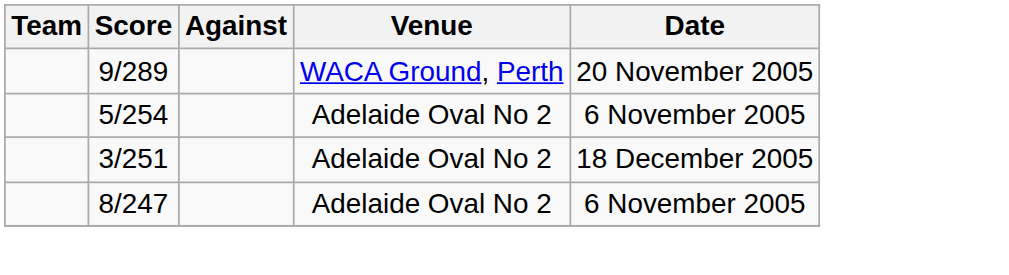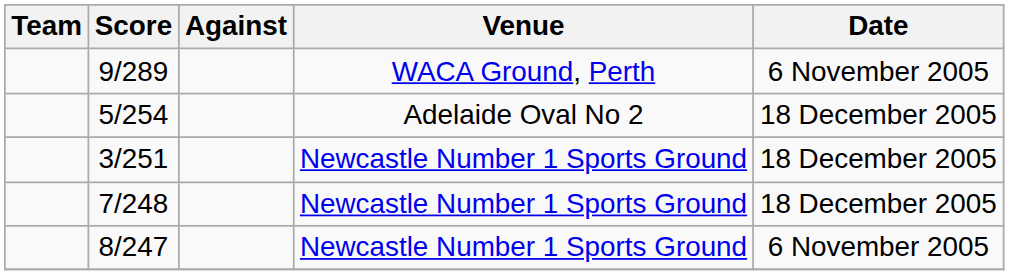(695, 70) 20 November 2005 -> (878, 70) 6 November 2005
(695, 114) 6 November 2005 -> (878, 114) 18 December 2005
(432, 159) Adelaide Oval No 2 -> (523, 159) Newcastle Number 1 Sports Ground
+ row: (133, 203)
(432, 203) Adelaide Oval No 2 -> (523, 247) Newcastle Number 1 Sports Ground
